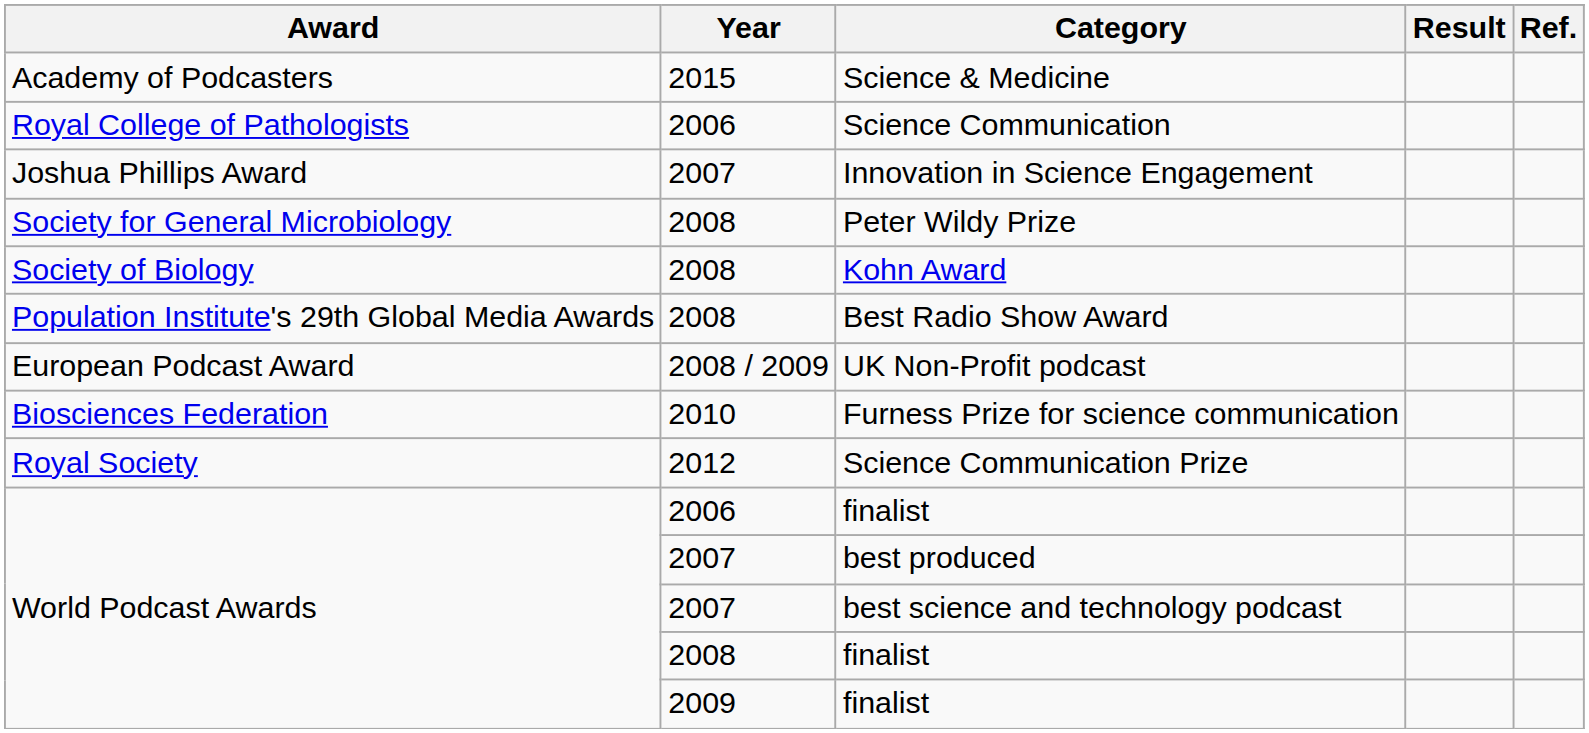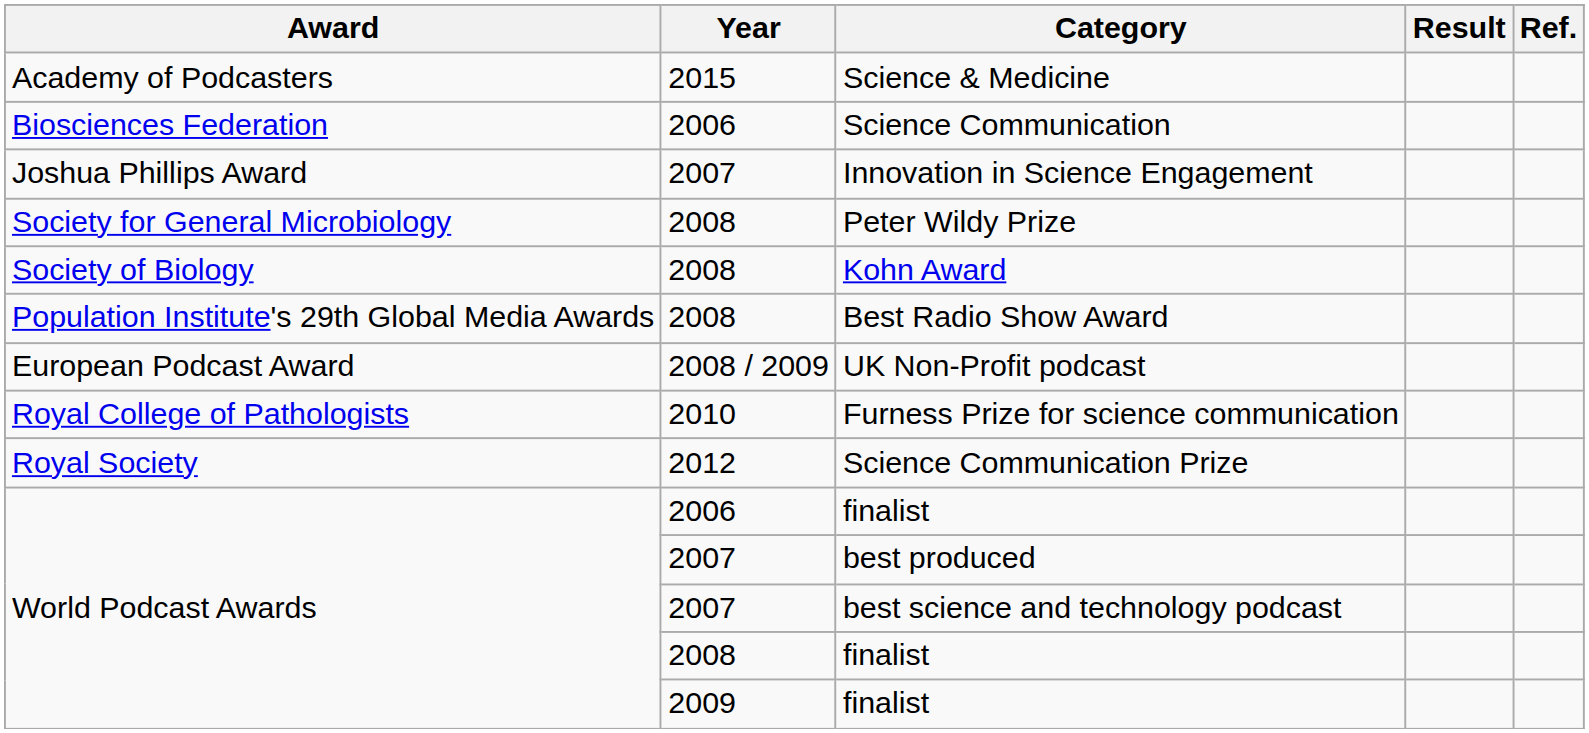(211, 125) Royal College of Pathologists -> (170, 125) Biosciences Federation
(170, 414) Biosciences Federation -> (211, 414) Royal College of Pathologists
